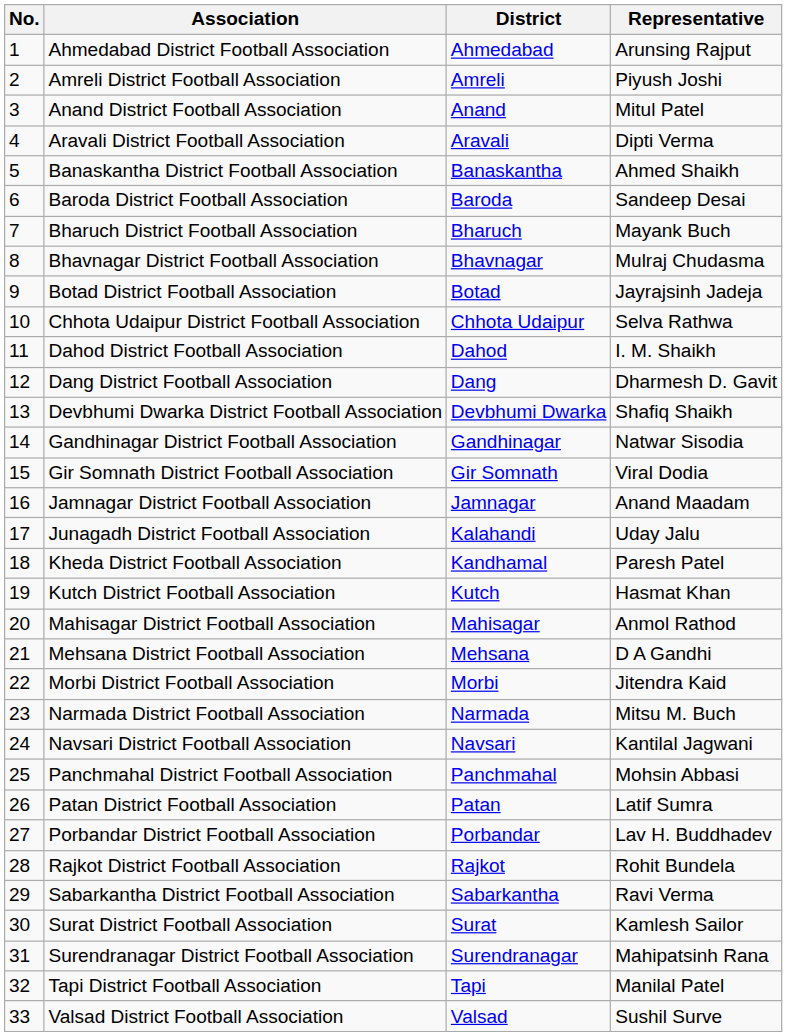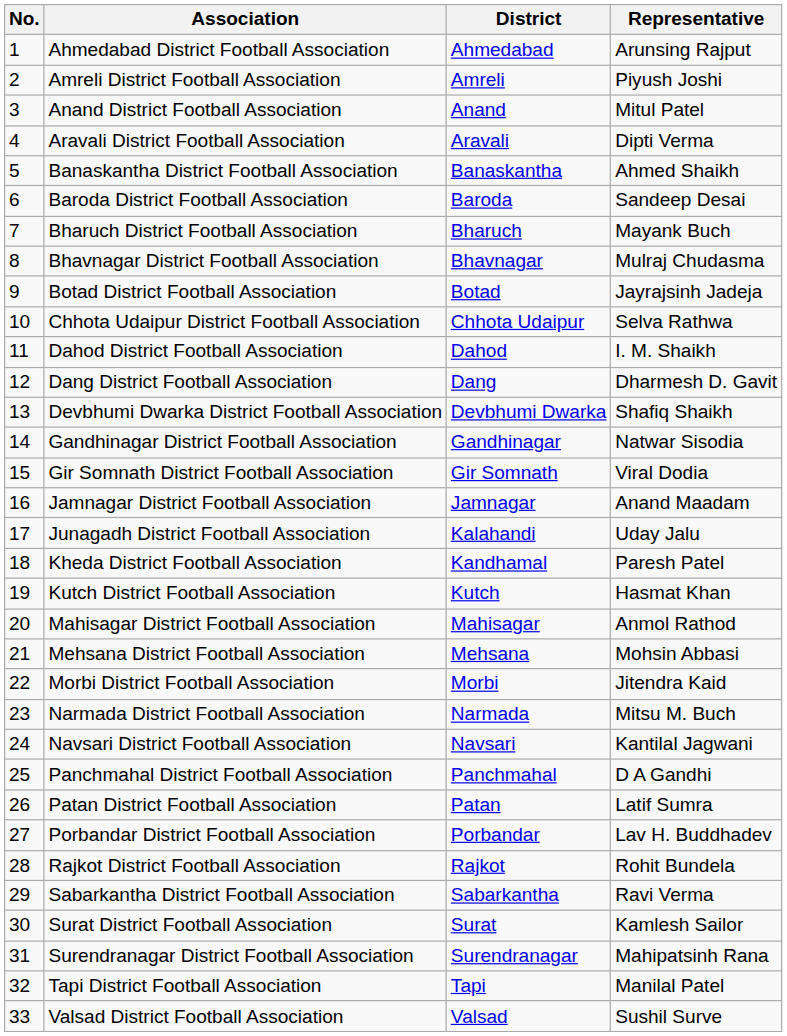(663, 653) D A Gandhi -> (677, 653) Mohsin Abbasi
(677, 774) Mohsin Abbasi -> (663, 774) D A Gandhi
